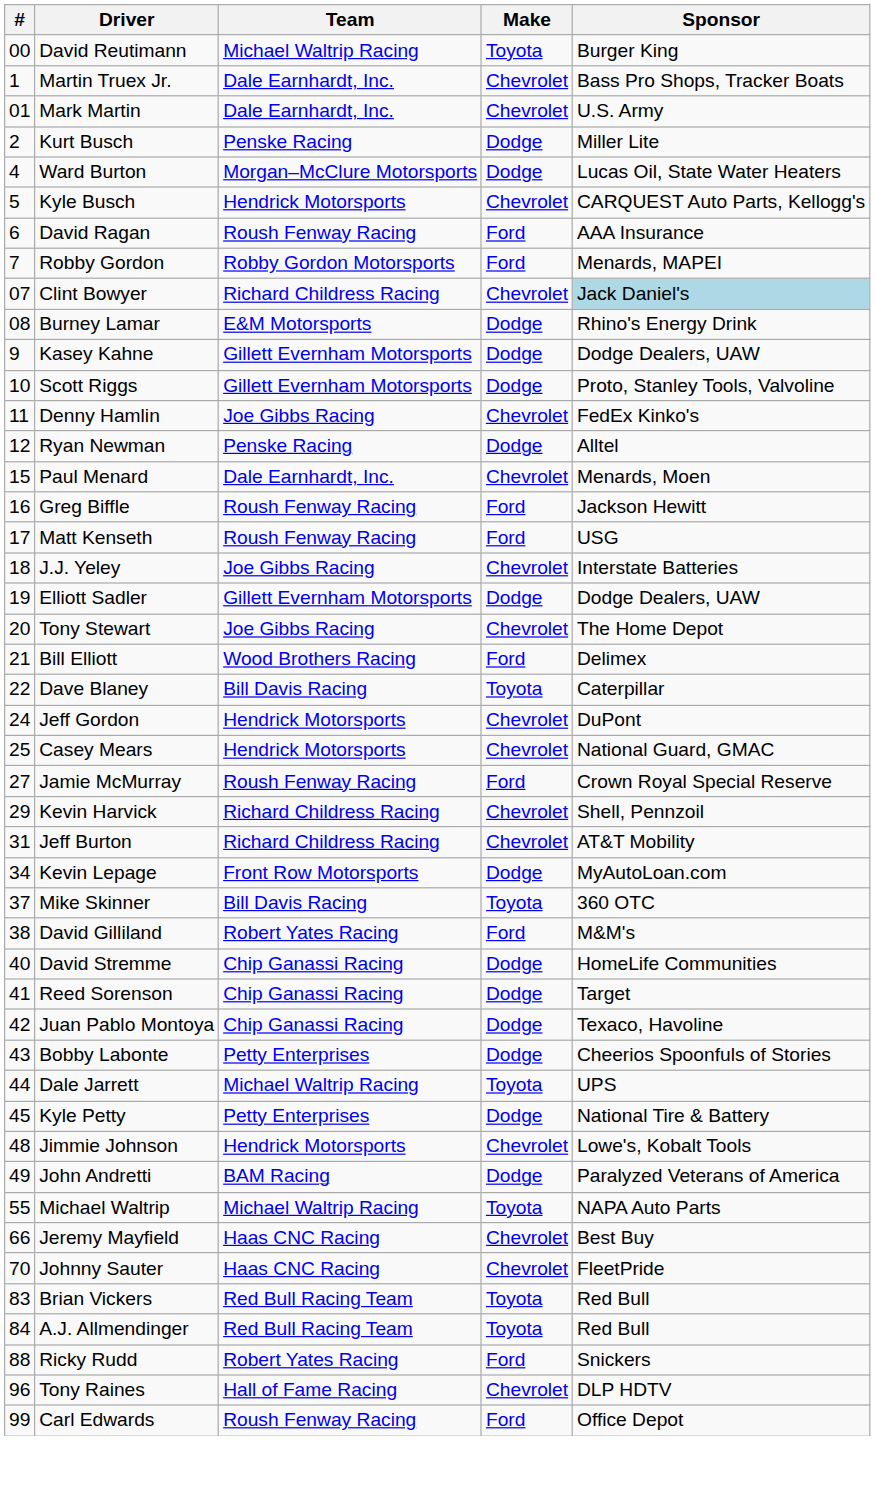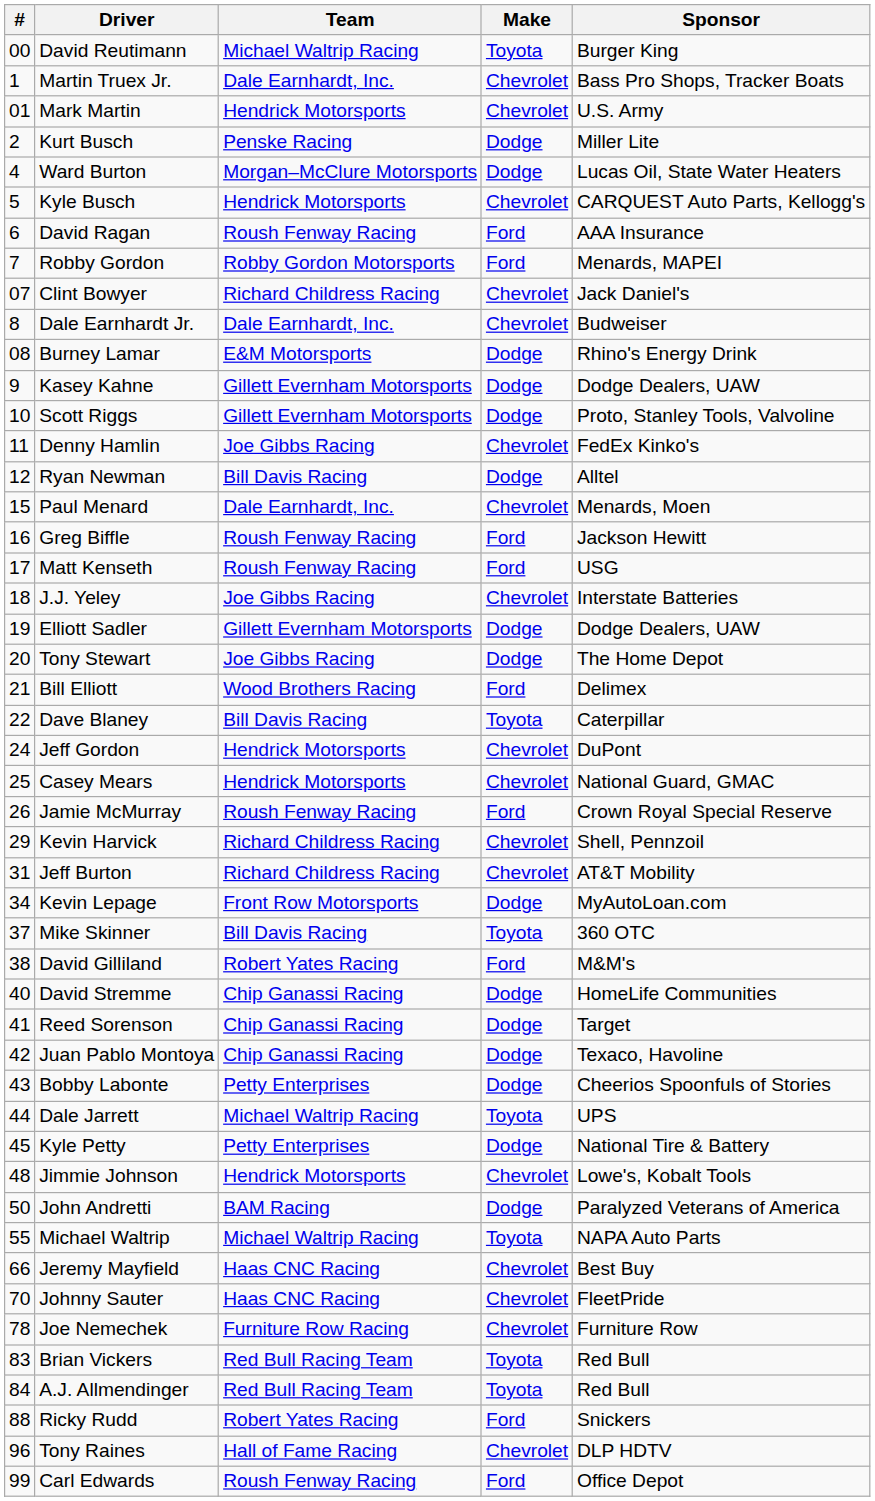(309, 111) Dale Earnhardt, Inc. -> (314, 111) Hendrick Motorsports
(633, 293) lightblue background -> (633, 293) no background
+ row: (117, 324)
(288, 446) Penske Racing -> (295, 476) Bill Davis Racing
(527, 628) Chevrolet -> (514, 659) Dodge
(20, 780) 27 -> (20, 811) 26
(20, 1176) 49 -> (20, 1207) 50
+ row: (103, 1329)
